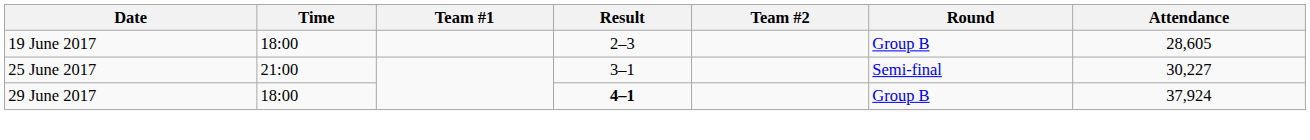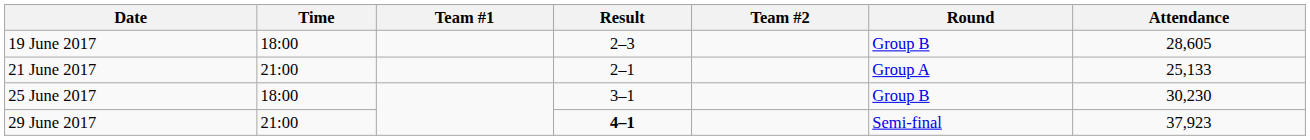+ row: (52, 69)
(279, 69) 21:00 -> (279, 95) 18:00
(907, 69) Semi-final -> (901, 95) Group B
(1189, 69) 30,227 -> (1189, 95) 30,230
(279, 95) 18:00 -> (279, 122) 21:00
(901, 95) Group B -> (907, 122) Semi-final
(1189, 95) 37,924 -> (1189, 122) 37,923
